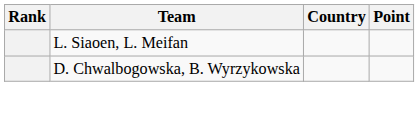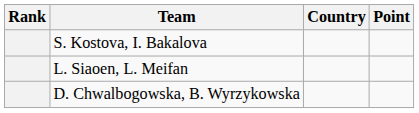+ row: (130, 42)
